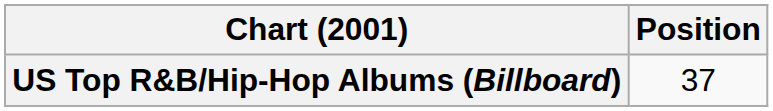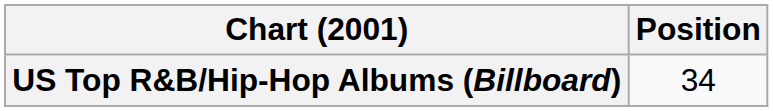(698, 79) 37 -> (698, 79) 34
